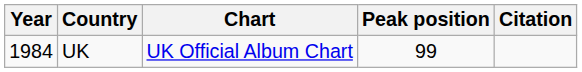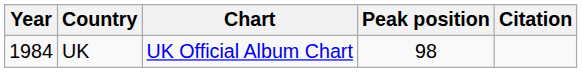(426, 51) 99 -> (426, 51) 98
